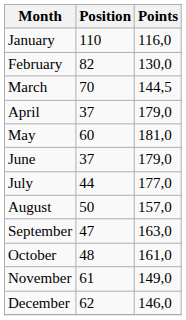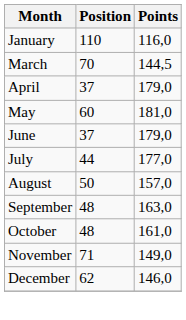- row: (35, 64)
(87, 231) 47 -> (87, 207) 48
(87, 278) 61 -> (87, 254) 71
